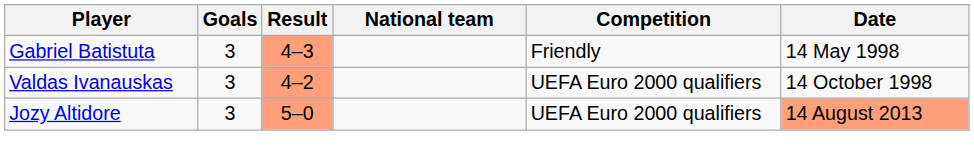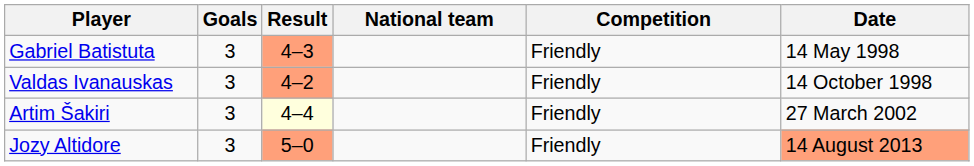(646, 82) UEFA Euro 2000 qualifiers -> (566, 82) Friendly
+ row: (59, 113)
(646, 113) UEFA Euro 2000 qualifiers -> (566, 144) Friendly
